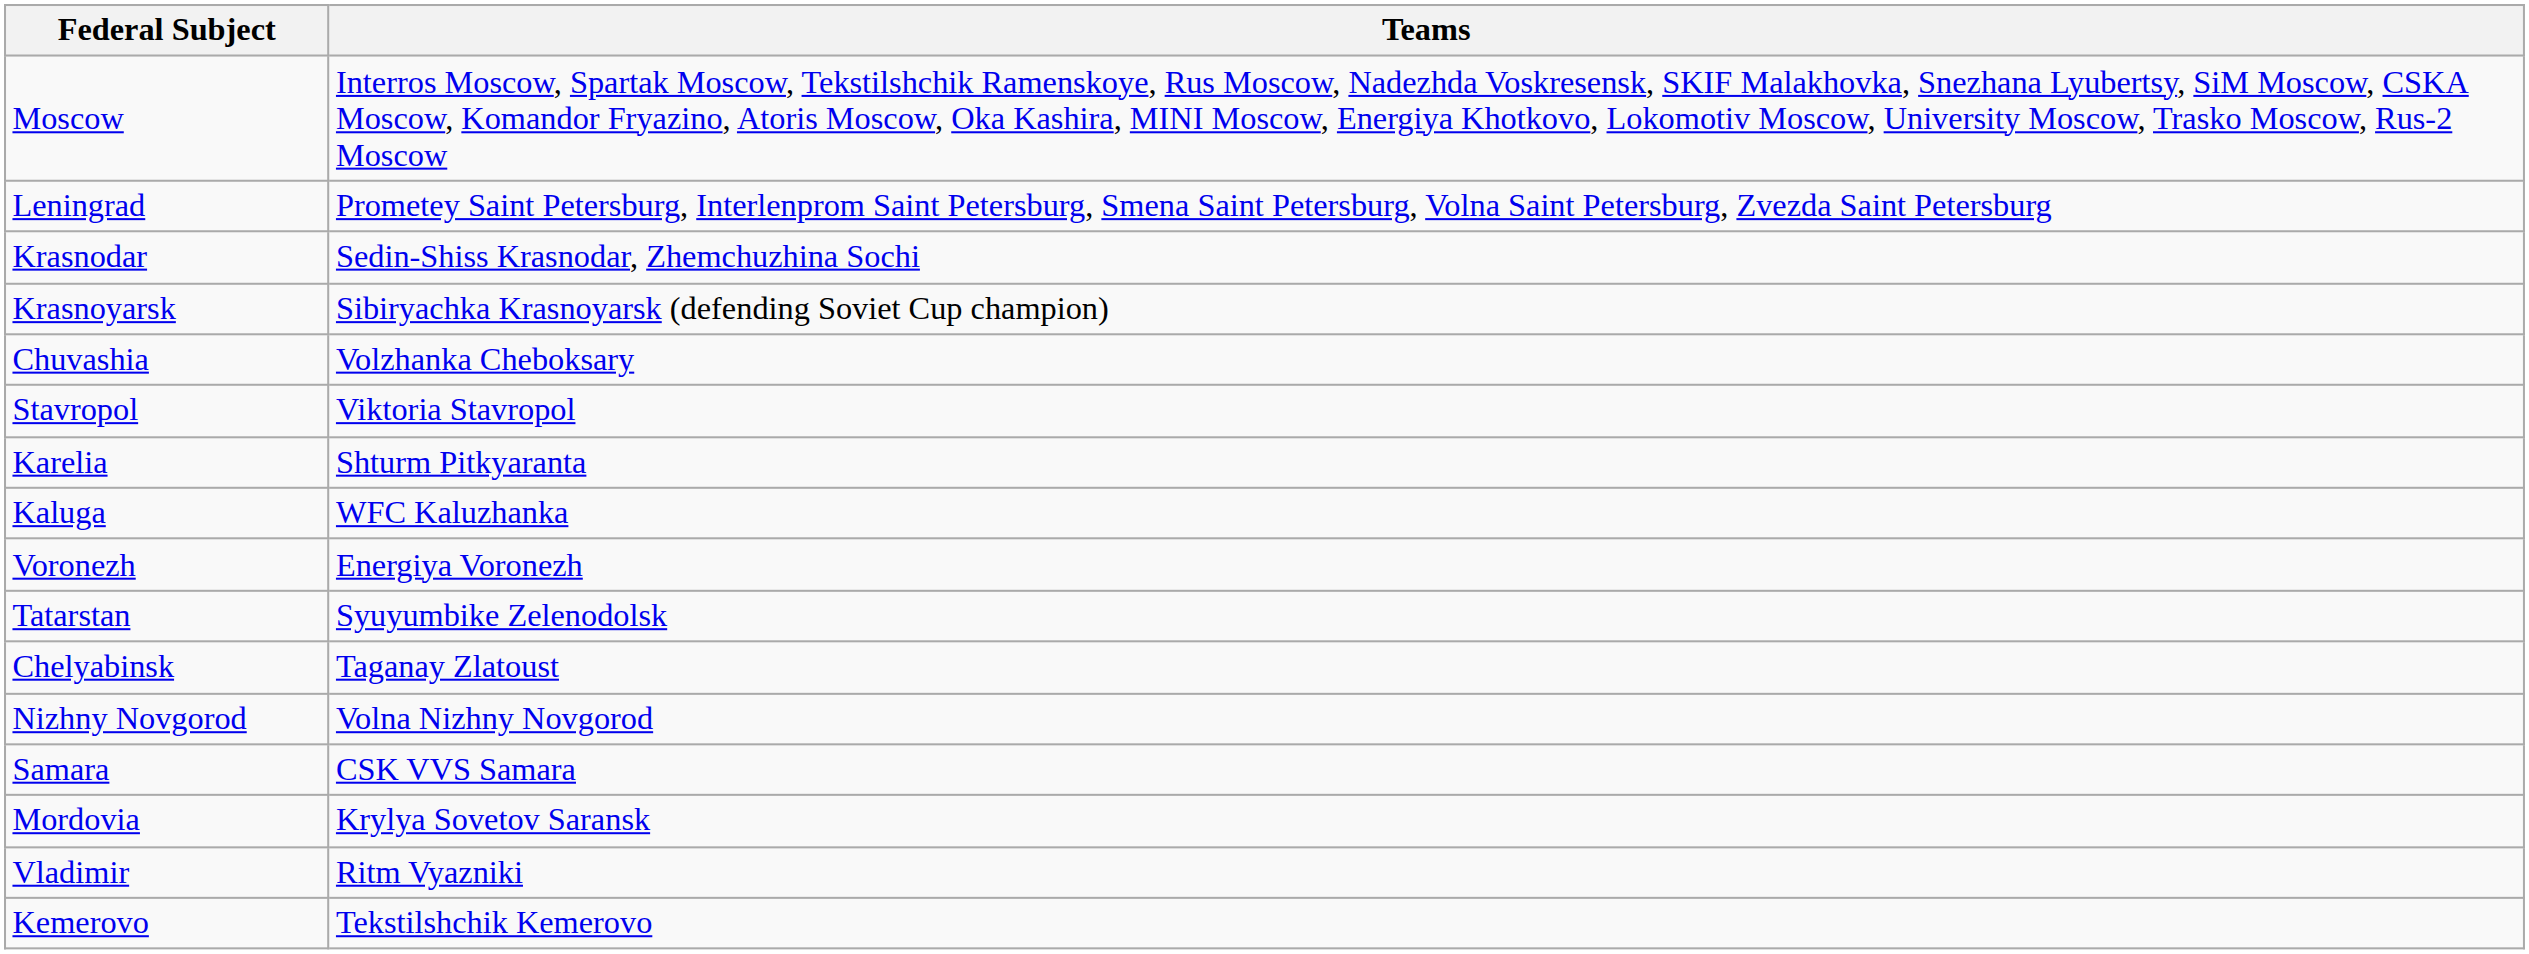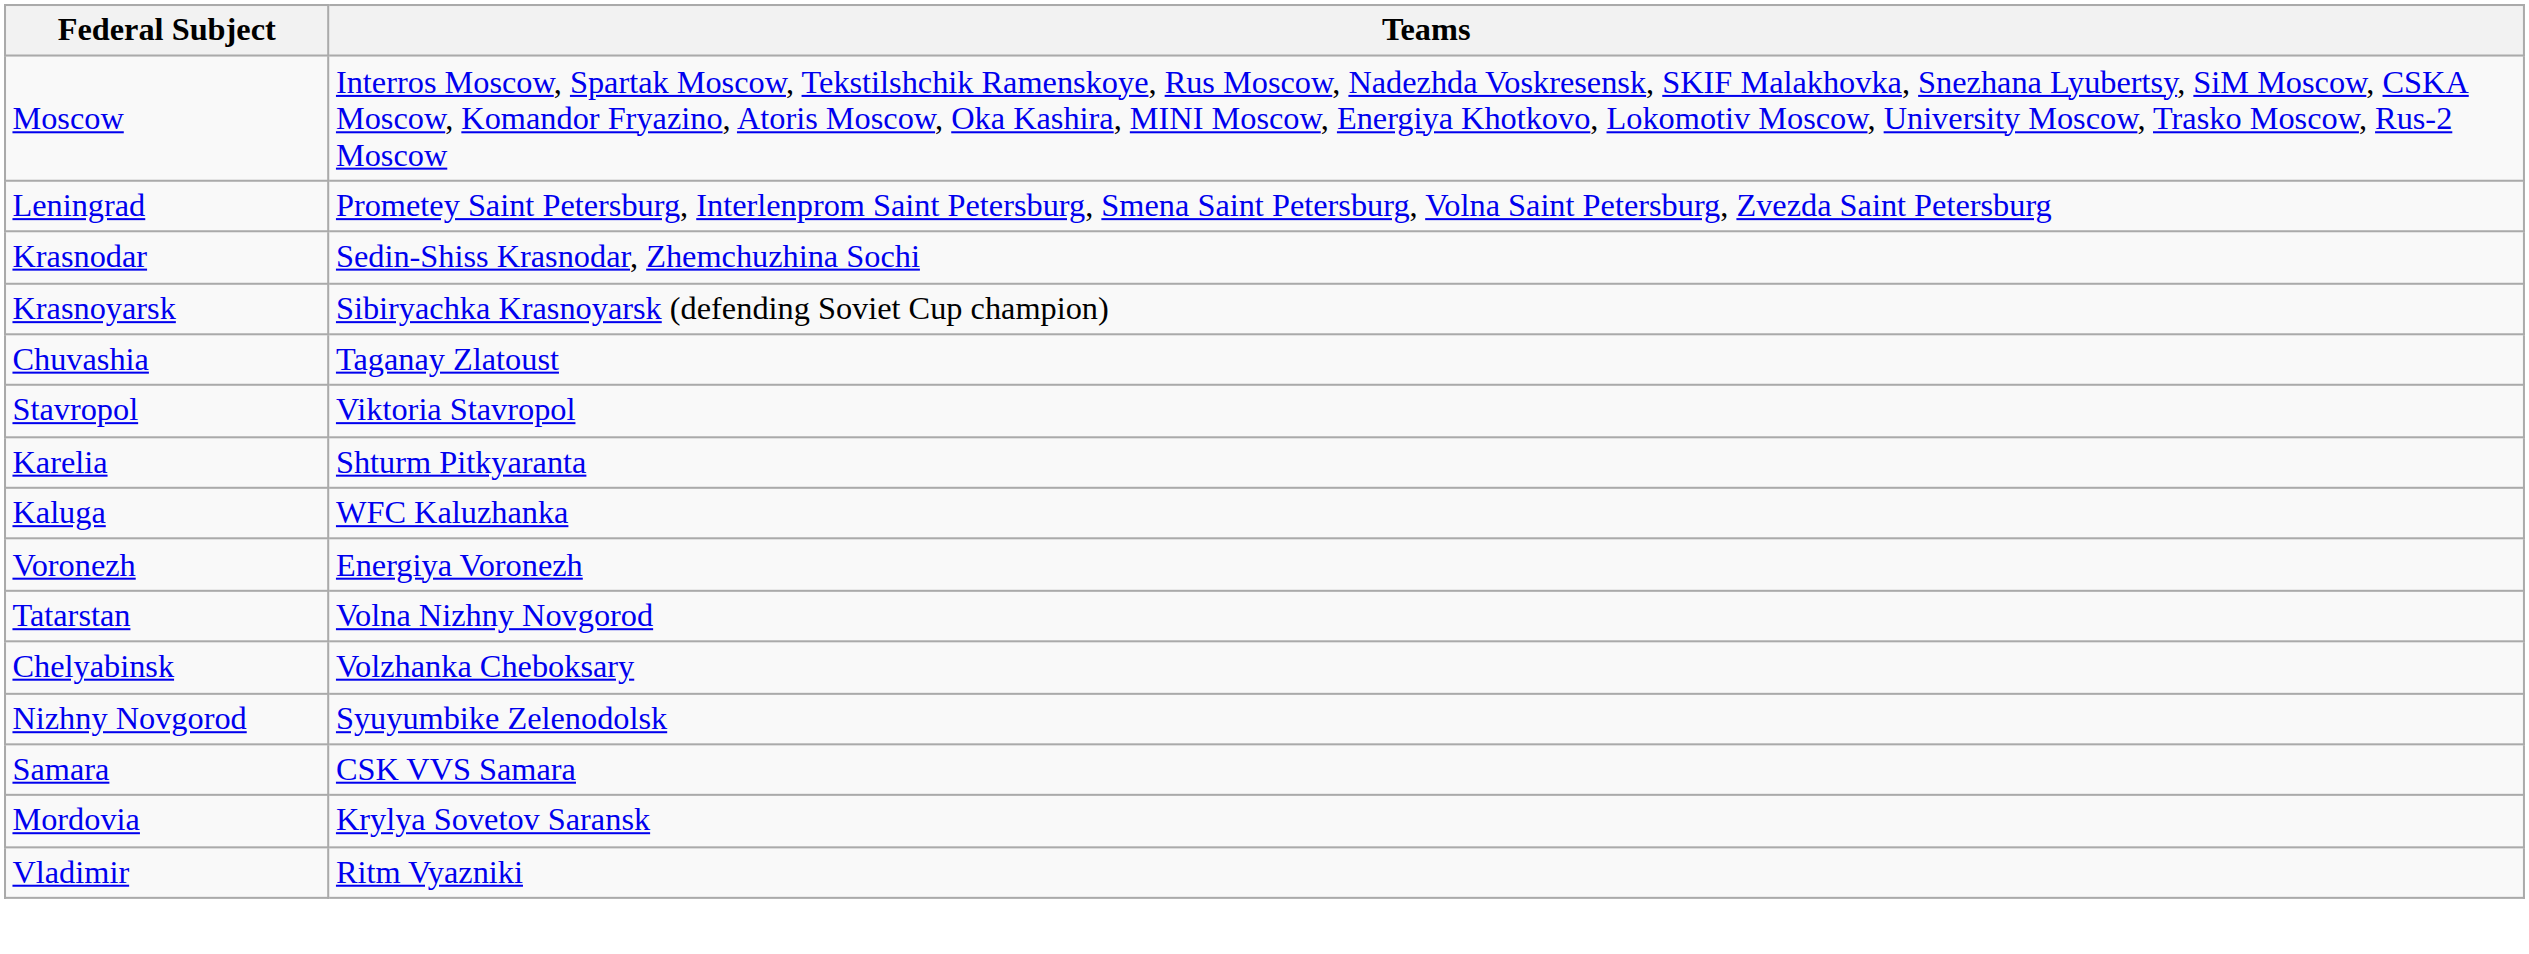(485, 359) Volzhanka Cheboksary -> (447, 359) Taganay Zlatoust
(502, 615) Syuyumbike Zelenodolsk -> (495, 615) Volna Nizhny Novgorod
(447, 666) Taganay Zlatoust -> (485, 666) Volzhanka Cheboksary
(495, 717) Volna Nizhny Novgorod -> (502, 717) Syuyumbike Zelenodolsk
- row: (81, 922)
